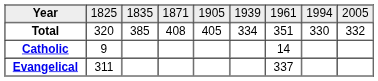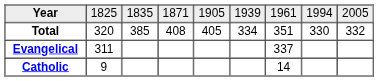rows swapped: (45, 49) <-> (45, 67)
